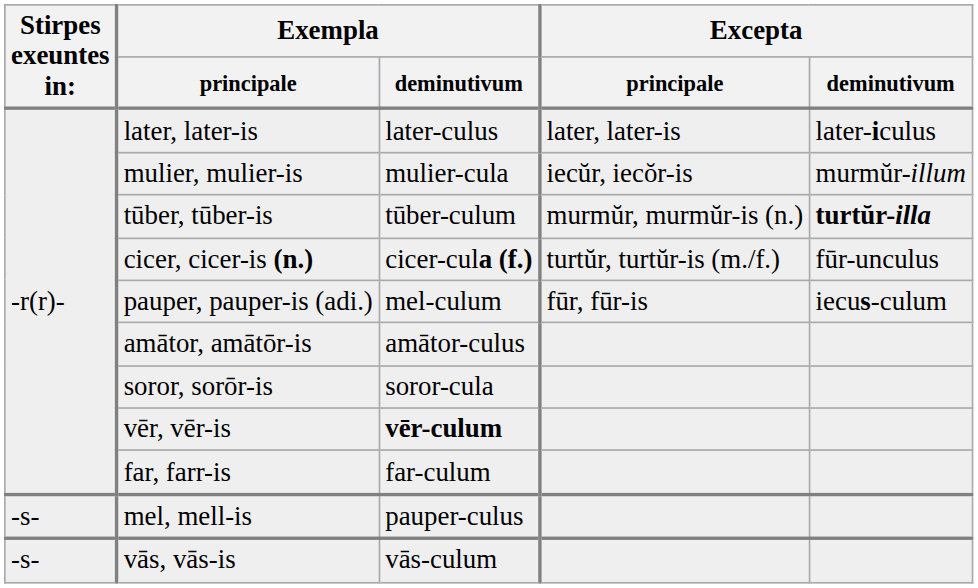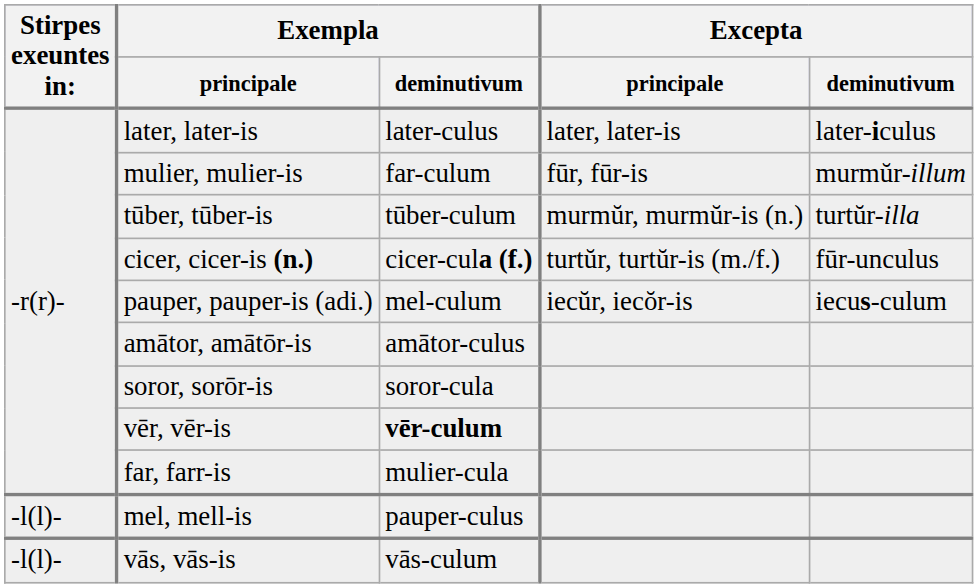(447, 173) mulier-cula -> (438, 173) far-culum
(620, 173) iecŭr, iecŏr-is -> (597, 173) fūr, fūr-is
(873, 215) bold -> (868, 215) normal
(597, 301) fūr, fūr-is -> (620, 301) iecŭr, iecŏr-is
(438, 471) far-culum -> (447, 471) mulier-cula
(25, 515) -s- -> (36, 515) -l(l)-
(25, 560) -s- -> (36, 560) -l(l)-
